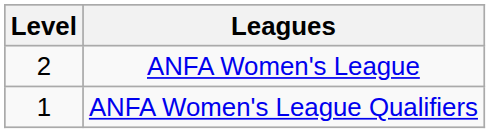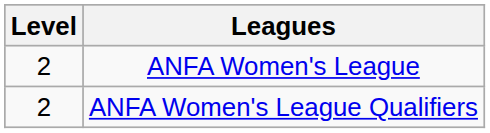(44, 107) 1 -> (44, 107) 2
